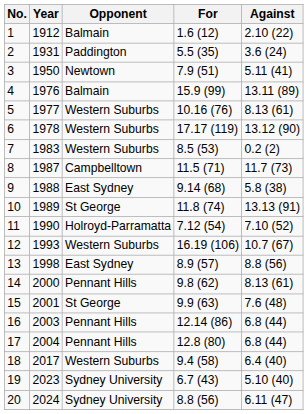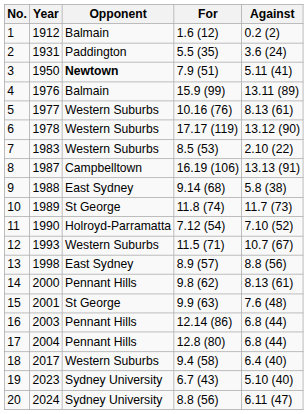(269, 33) 2.10 (22) -> (262, 33) 0.2 (2)
(90, 71) normal -> (92, 71) bold
(262, 149) 0.2 (2) -> (269, 149) 2.10 (22)
(201, 168) 11.5 (71) -> (208, 168) 16.19 (106)
(268, 168) 11.7 (73) -> (272, 168) 13.13 (91)
(272, 206) 13.13 (91) -> (268, 206) 11.7 (73)
(208, 245) 16.19 (106) -> (201, 245) 11.5 (71)
